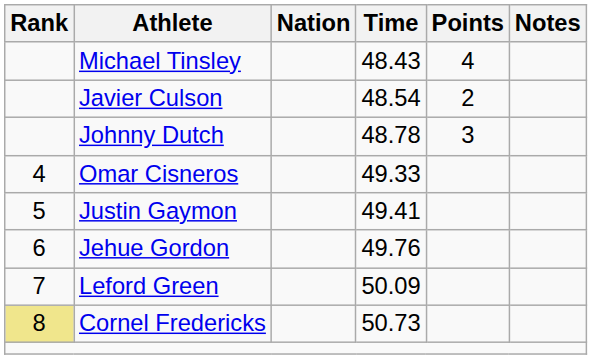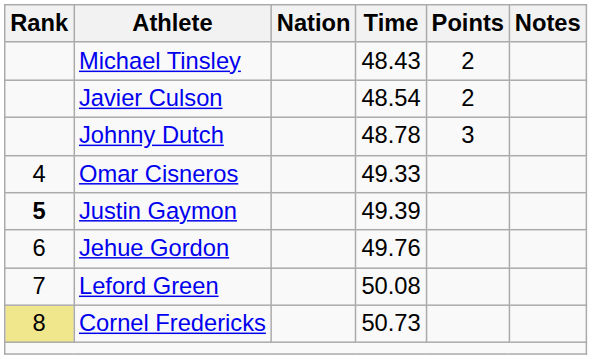(468, 60) 4 -> (468, 60) 2
(39, 211) normal -> (39, 211) bold
(391, 211) 49.41 -> (391, 211) 49.39
(391, 286) 50.09 -> (391, 286) 50.08
